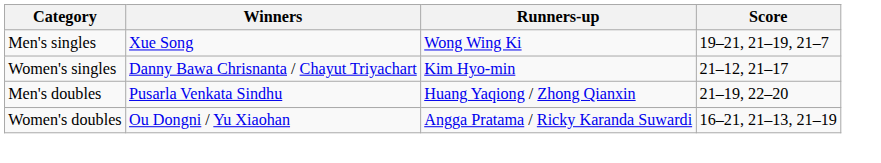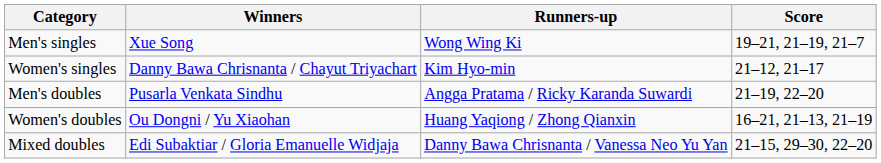(530, 94) Huang Yaqiong / Zhong Qianxin -> (558, 94) Angga Pratama / Ricky Karanda Suwardi
(558, 119) Angga Pratama / Ricky Karanda Suwardi -> (530, 119) Huang Yaqiong / Zhong Qianxin
+ row: (56, 145)
